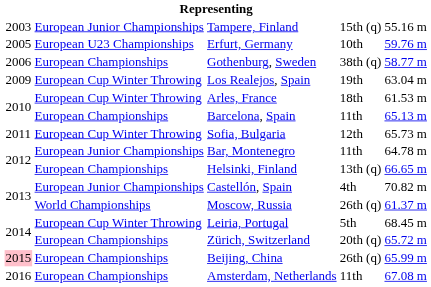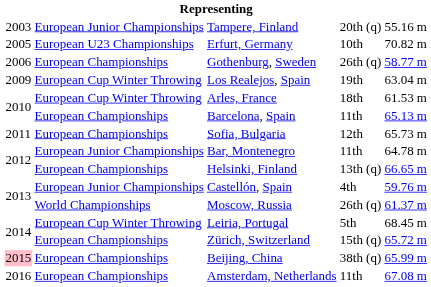(361, 26) 15th (q) -> (361, 26) 20th (q)
(406, 44) 59.76 m -> (406, 44) 70.82 m
(361, 62) 38th (q) -> (361, 62) 26th (q)
(118, 133) European Cup Winter Throwing -> (101, 133) European Championships
(406, 187) 70.82 m -> (406, 187) 59.76 m
(361, 240) 20th (q) -> (361, 240) 15th (q)
(361, 258) 26th (q) -> (361, 258) 38th (q)
